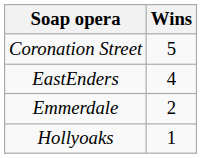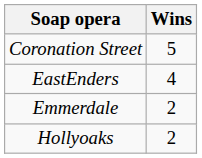(171, 138) 1 -> (171, 138) 2
